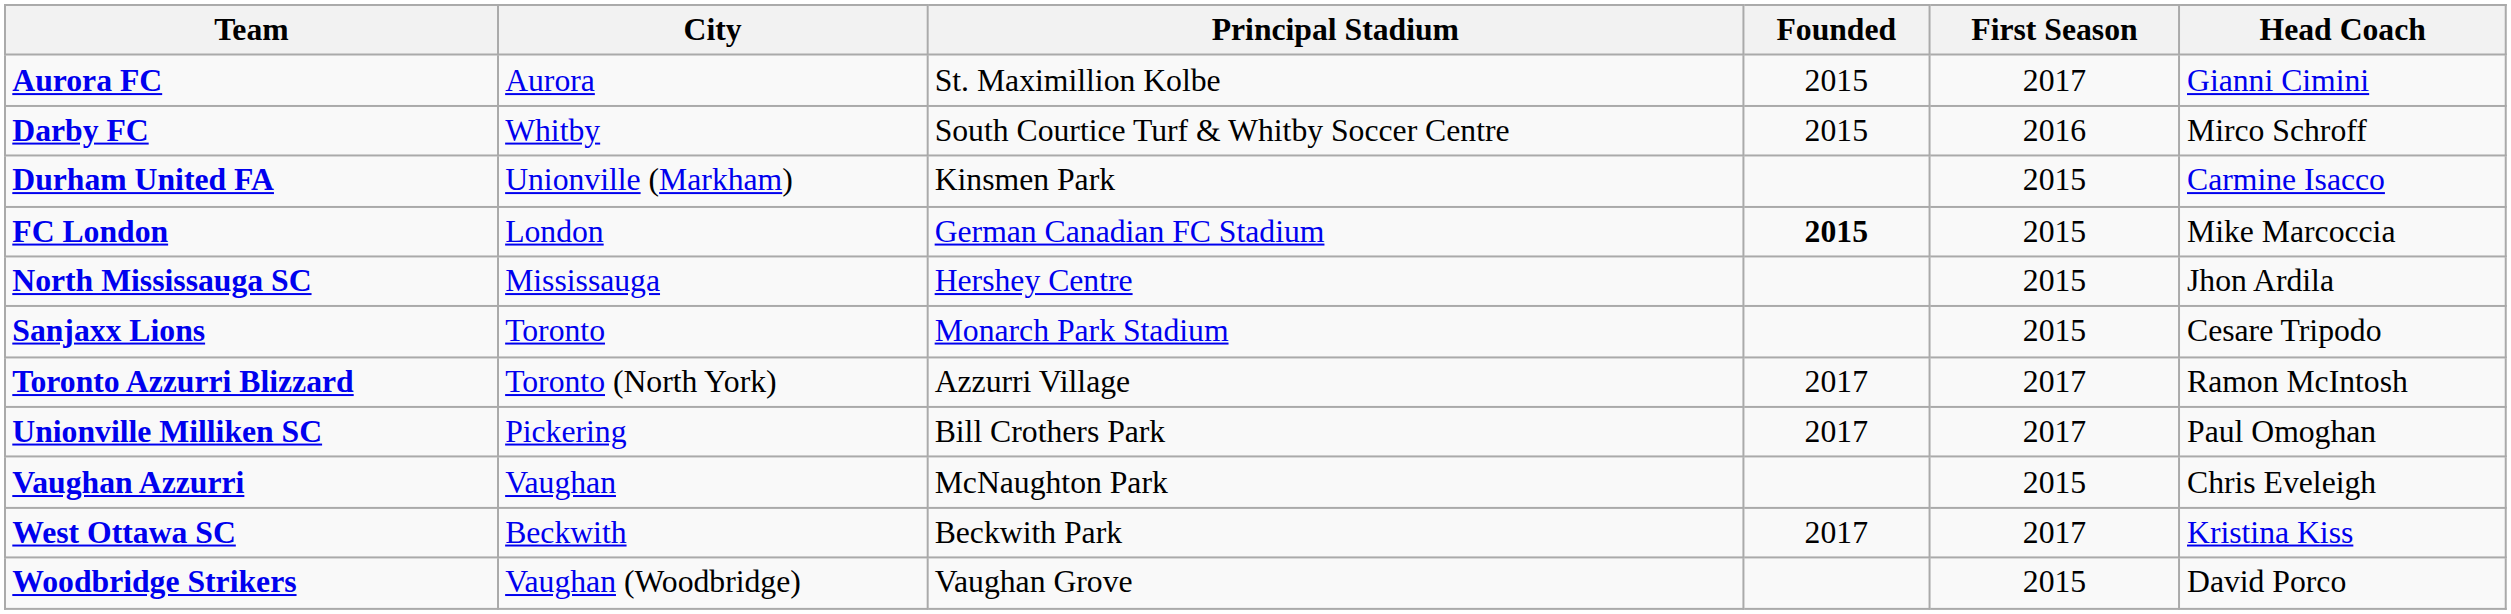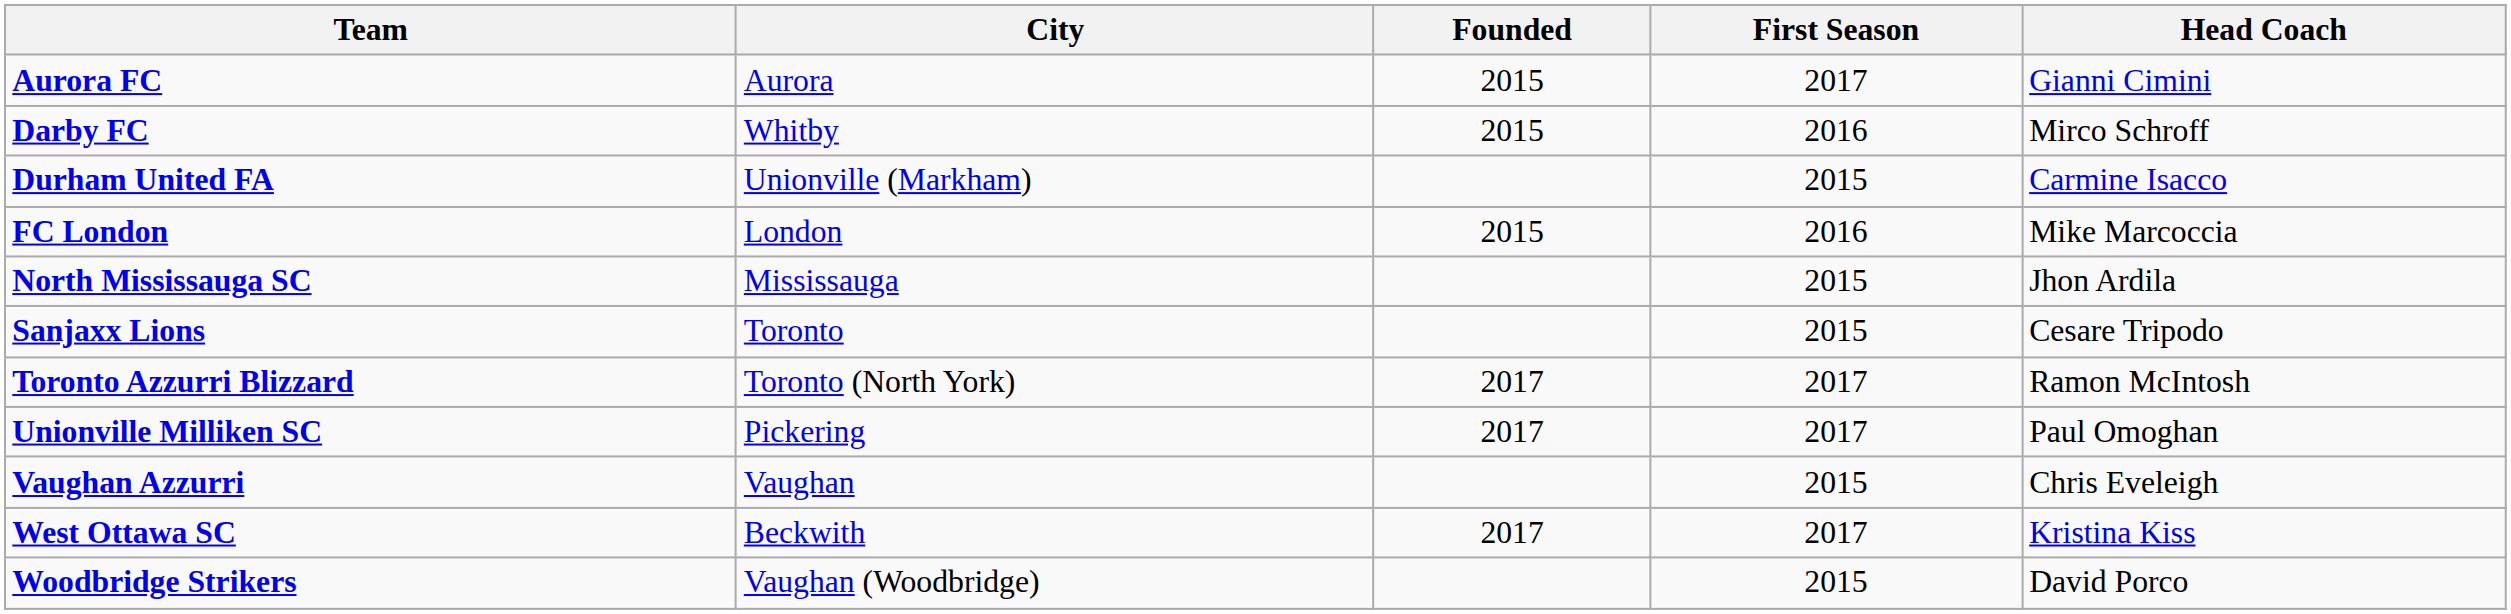- column: (1335, 29)
(1836, 230) bold -> (1512, 230) normal
(2054, 230) 2015 -> (1836, 230) 2016
